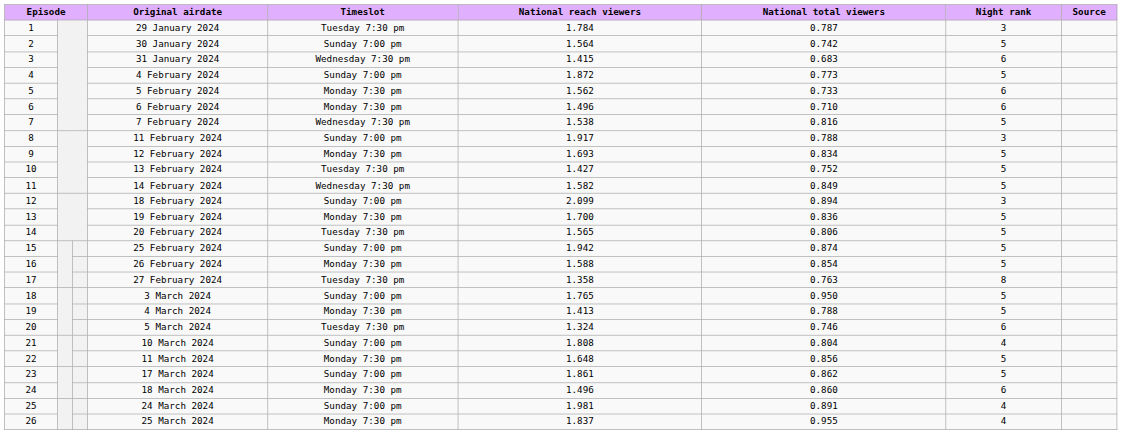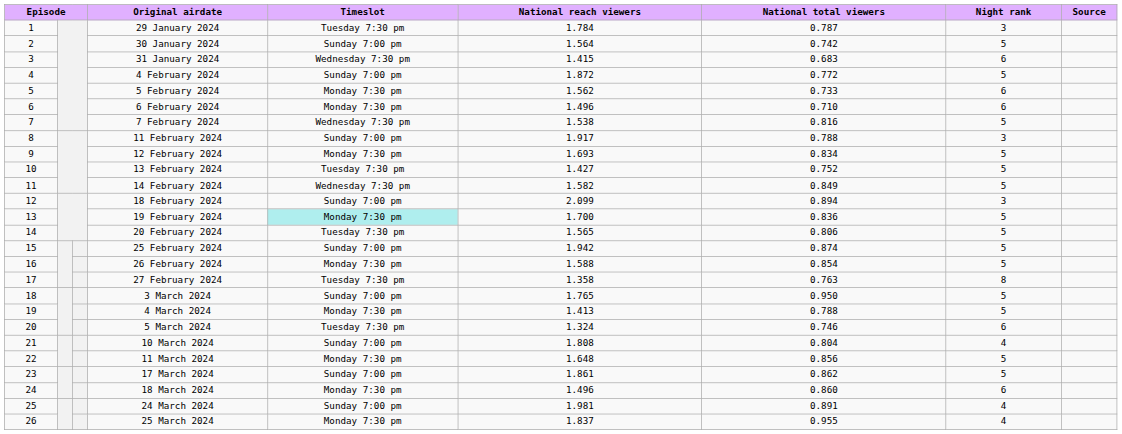(824, 75) 0.773 -> (824, 75) 0.772
(363, 217) no background -> (363, 217) paleturquoise background
